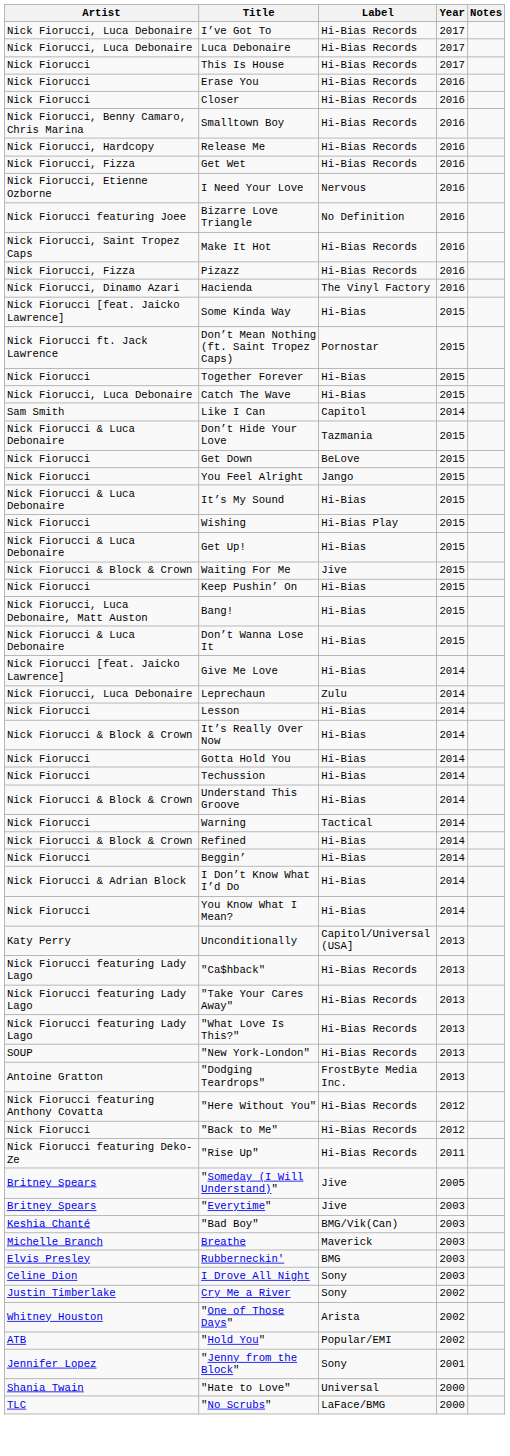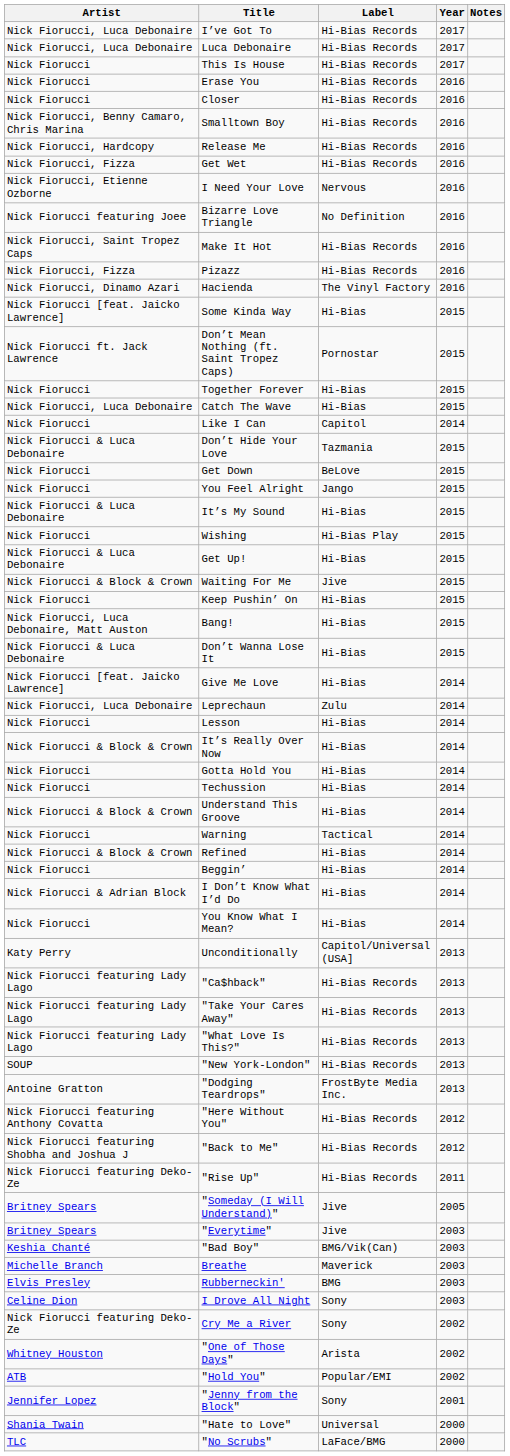(36, 412) Sam Smith -> (49, 424) Nick Fiorucci
(49, 1130) Nick Fiorucci -> (81, 1148) Nick Fiorucci featuring Shobha and Joshua J
(61, 1294) Justin Timberlake -> (100, 1324) Nick Fiorucci featuring Deko-Ze
